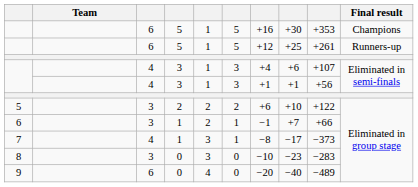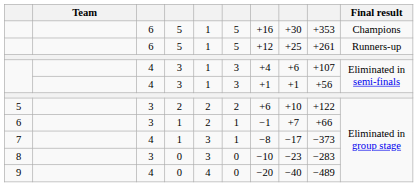(151, 173) 6 -> (151, 173) 4
